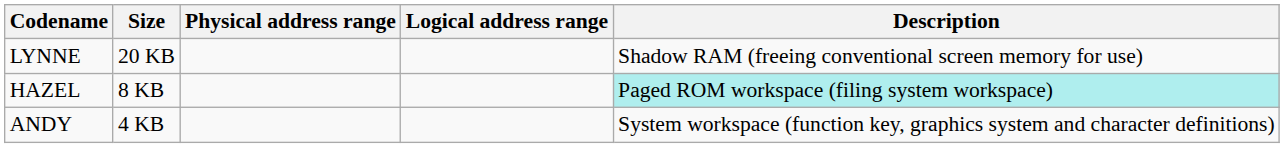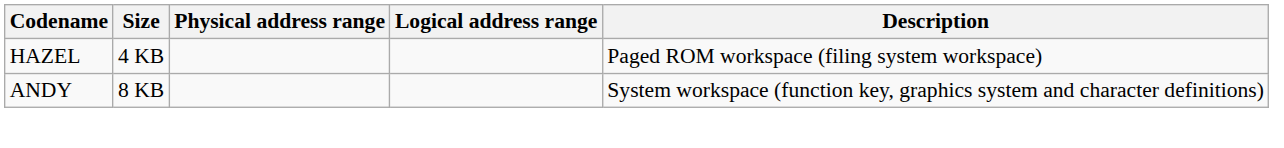- row: (45, 55)
(141, 90) 8 KB -> (141, 55) 4 KB
(836, 90) paleturquoise background -> (825, 55) no background
(141, 124) 4 KB -> (141, 90) 8 KB
